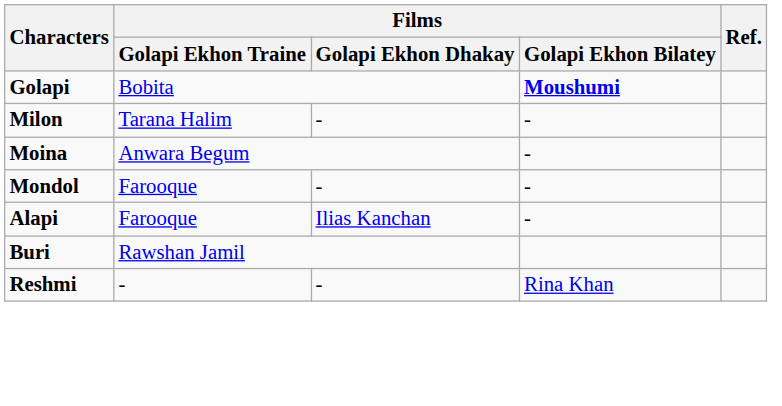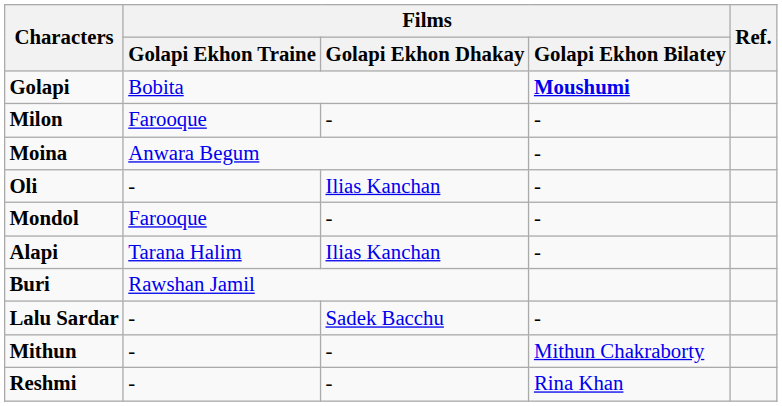(175, 119) Tarana Halim -> (168, 119) Farooque
+ row: (23, 185)
(158, 218) Farooque -> (185, 251) Tarana Halim
+ row: (64, 317)
+ row: (43, 350)
